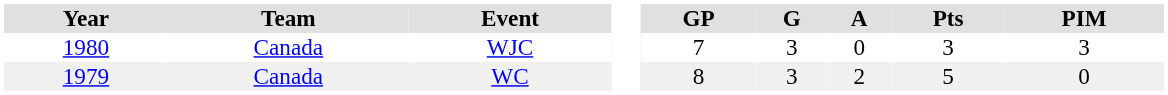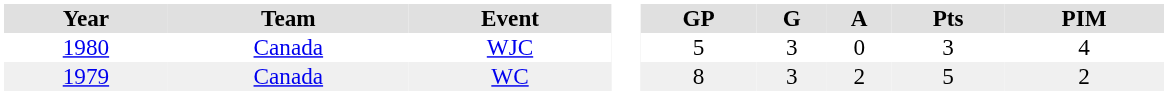(699, 47) 7 -> (699, 47) 5
(1084, 47) 3 -> (1084, 47) 4
(1084, 76) 0 -> (1084, 76) 2
